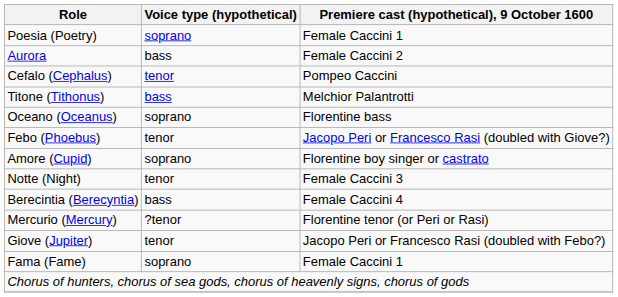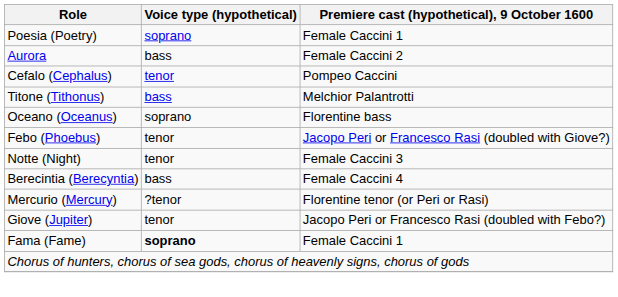- row: (50, 158)
(168, 261) normal -> (170, 240) bold
